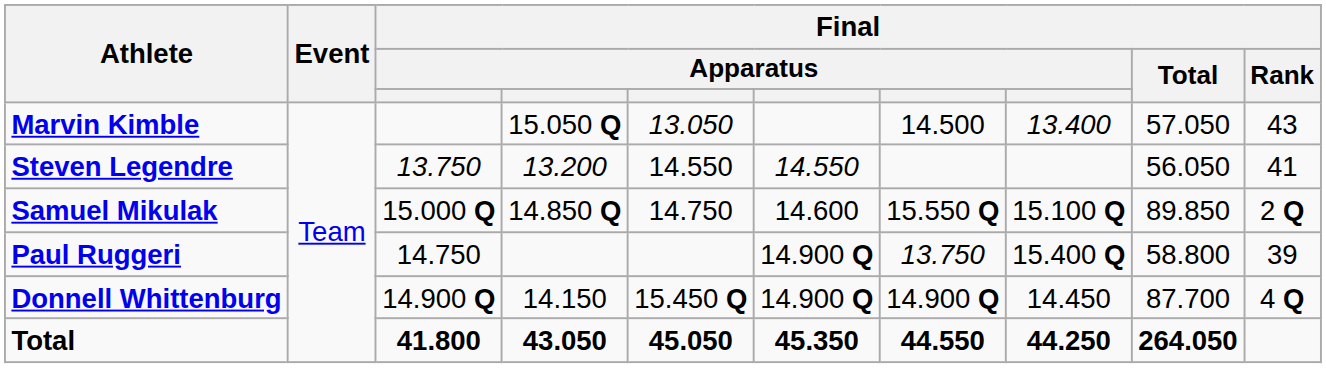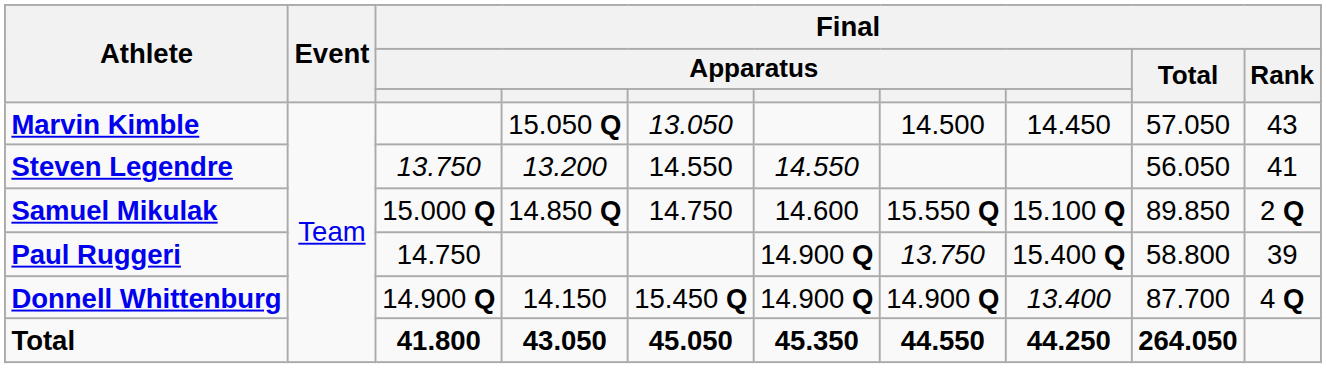(1069, 124) 13.400 -> (1069, 124) 14.450
(1069, 298) 14.450 -> (1069, 298) 13.400
